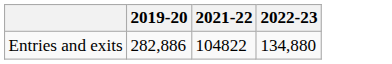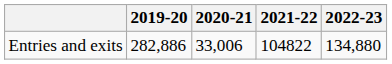+ column: (224, 18)
